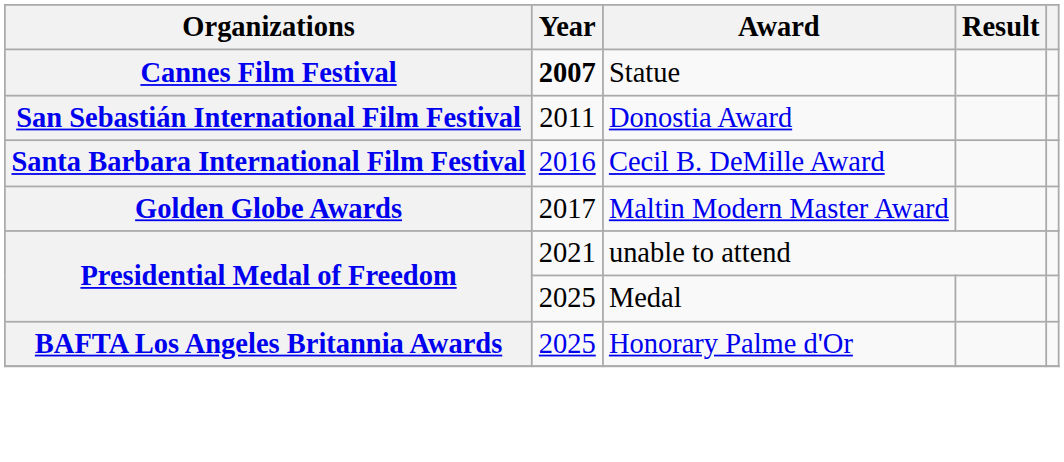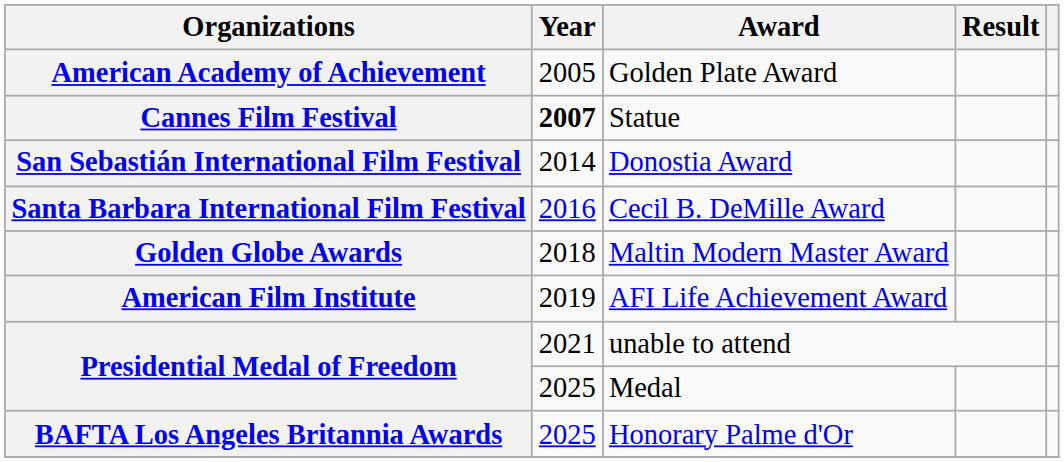+ row: (723, 72)
(567, 117) 2011 -> (567, 162) 2014
(567, 207) 2017 -> (567, 252) 2018
+ row: (778, 298)
